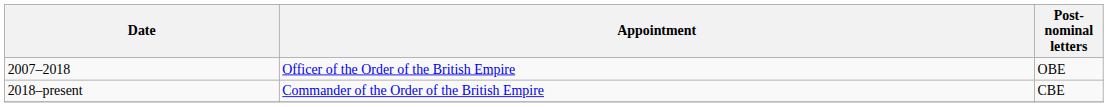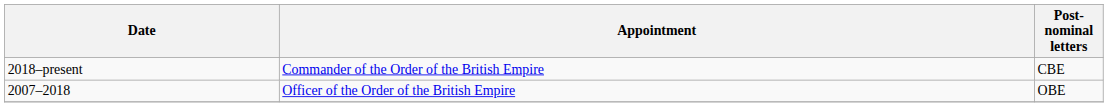rows swapped: (39, 68) <-> (45, 91)
